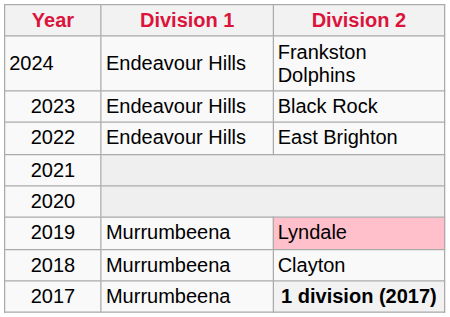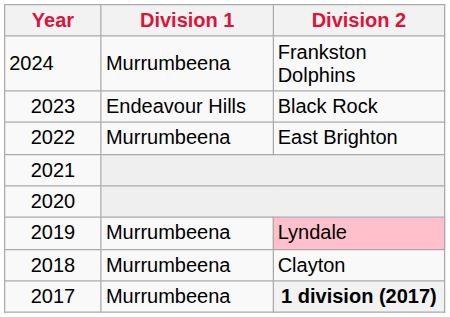(176, 63) Endeavour Hills -> (168, 63) Murrumbeena
(176, 138) Endeavour Hills -> (168, 138) Murrumbeena
